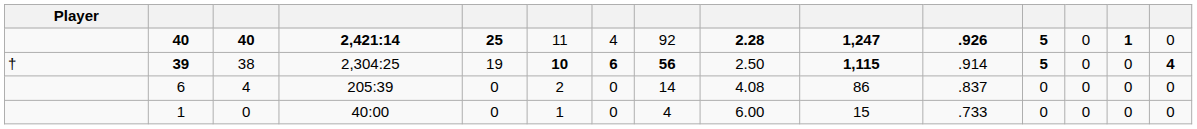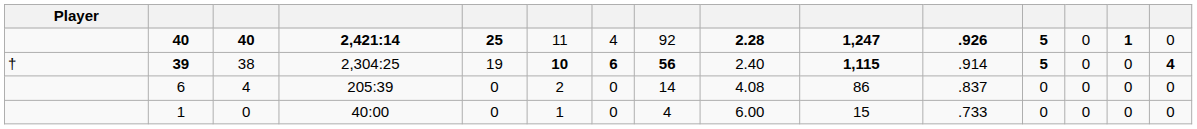(750, 64) 2.50 -> (750, 64) 2.40
